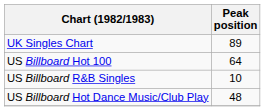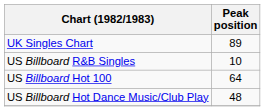rows swapped: (59, 61) <-> (71, 79)
